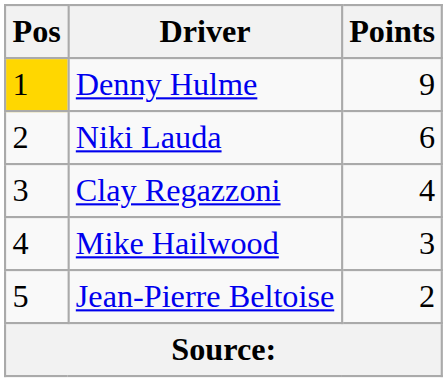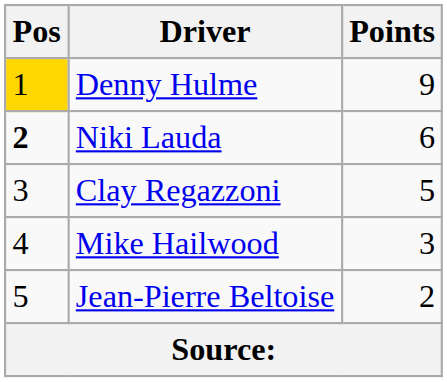(21, 137) normal -> (21, 137) bold
(427, 190) 4 -> (427, 190) 5
